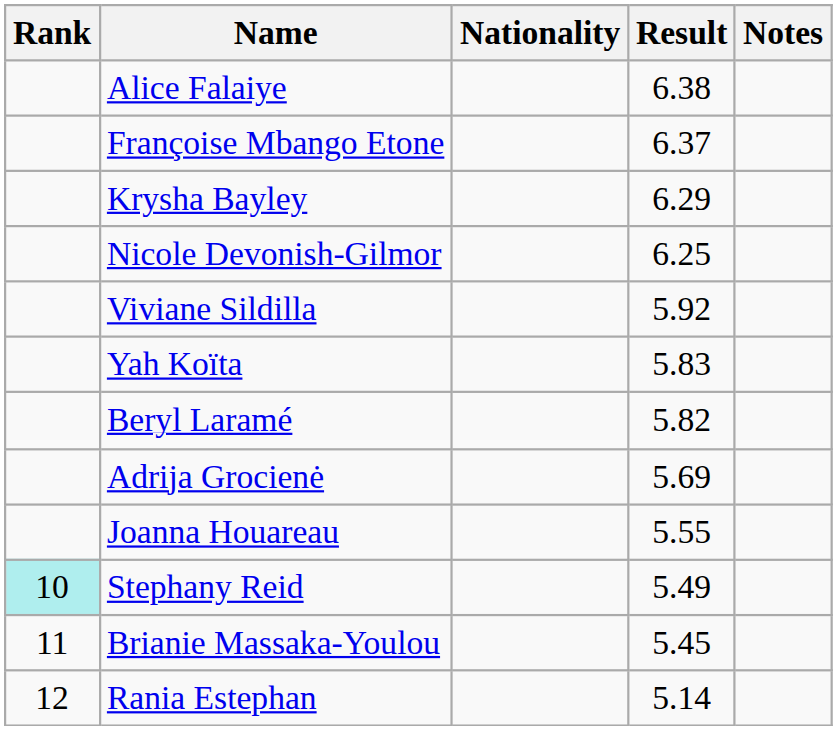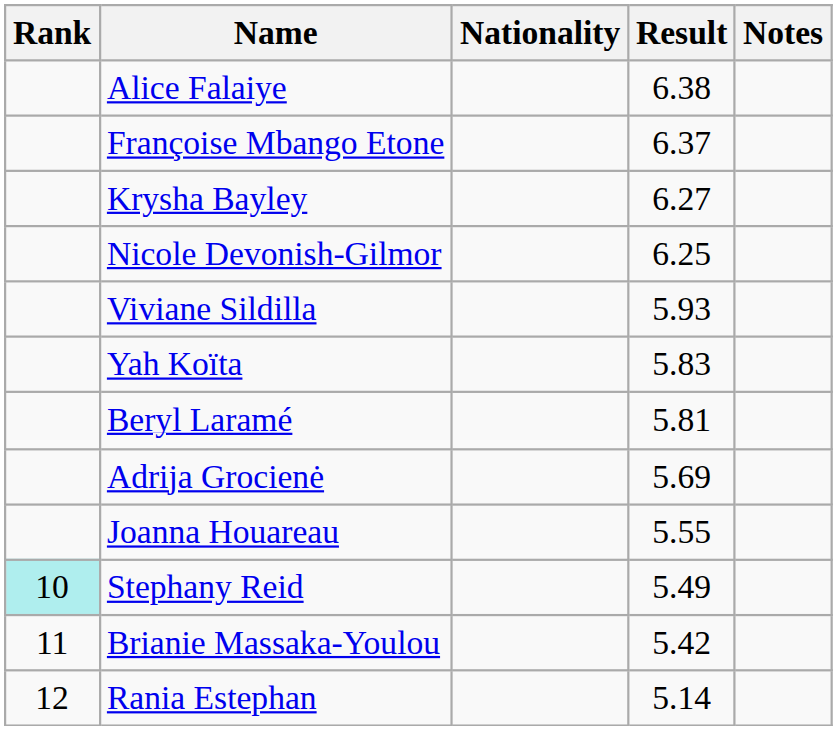(682, 198) 6.29 -> (682, 198) 6.27
(682, 309) 5.92 -> (682, 309) 5.93
(682, 420) 5.82 -> (682, 420) 5.81
(682, 641) 5.45 -> (682, 641) 5.42
